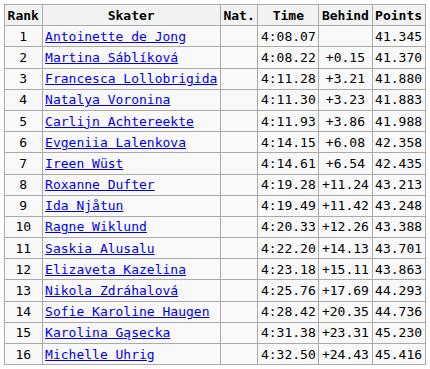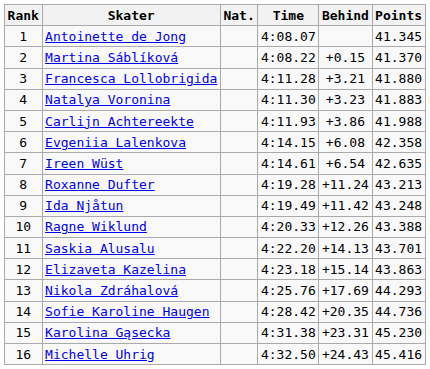(399, 163) 42.435 -> (399, 163) 42.635
(345, 269) +15.11 -> (345, 269) +15.14
